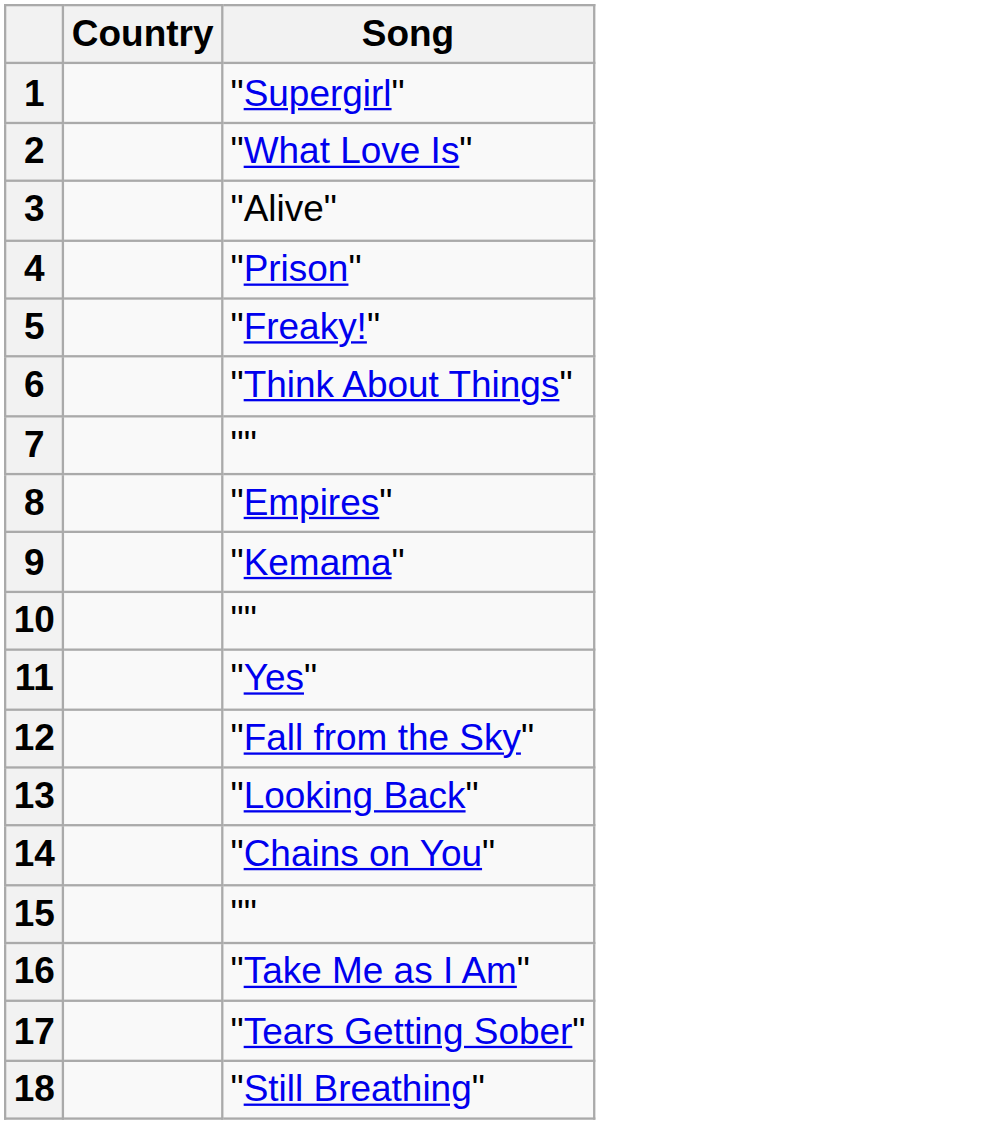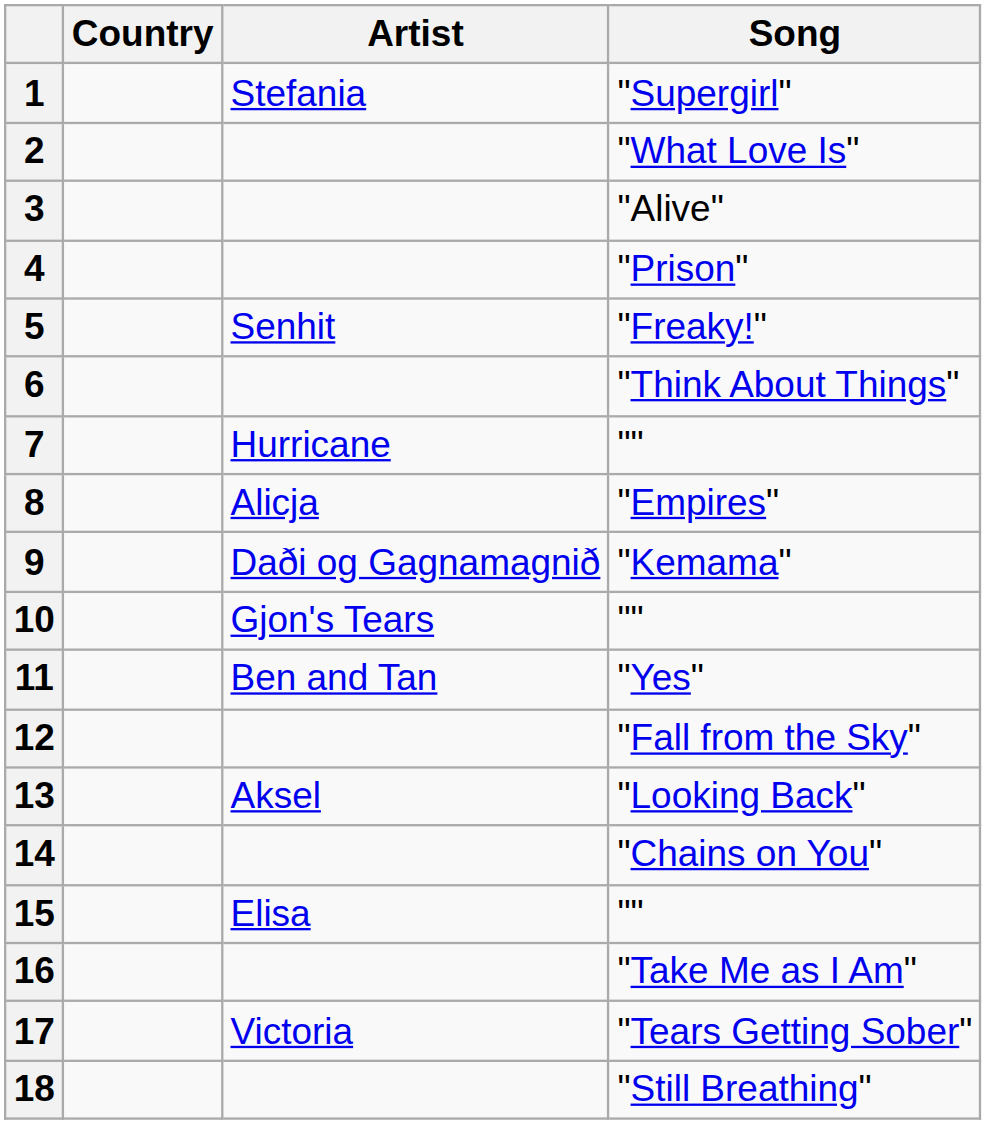+ column: (415, 33)
